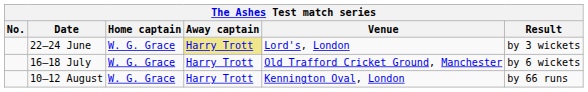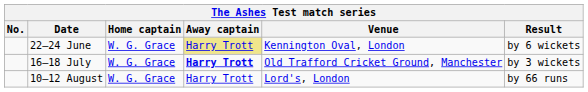(307, 46) Lord's, London -> (334, 46) Kennington Oval, London
(544, 46) by 3 wickets -> (544, 46) by 6 wickets
(220, 62) normal -> (220, 62) bold
(544, 62) by 6 wickets -> (544, 62) by 3 wickets
(334, 79) Kennington Oval, London -> (307, 79) Lord's, London
